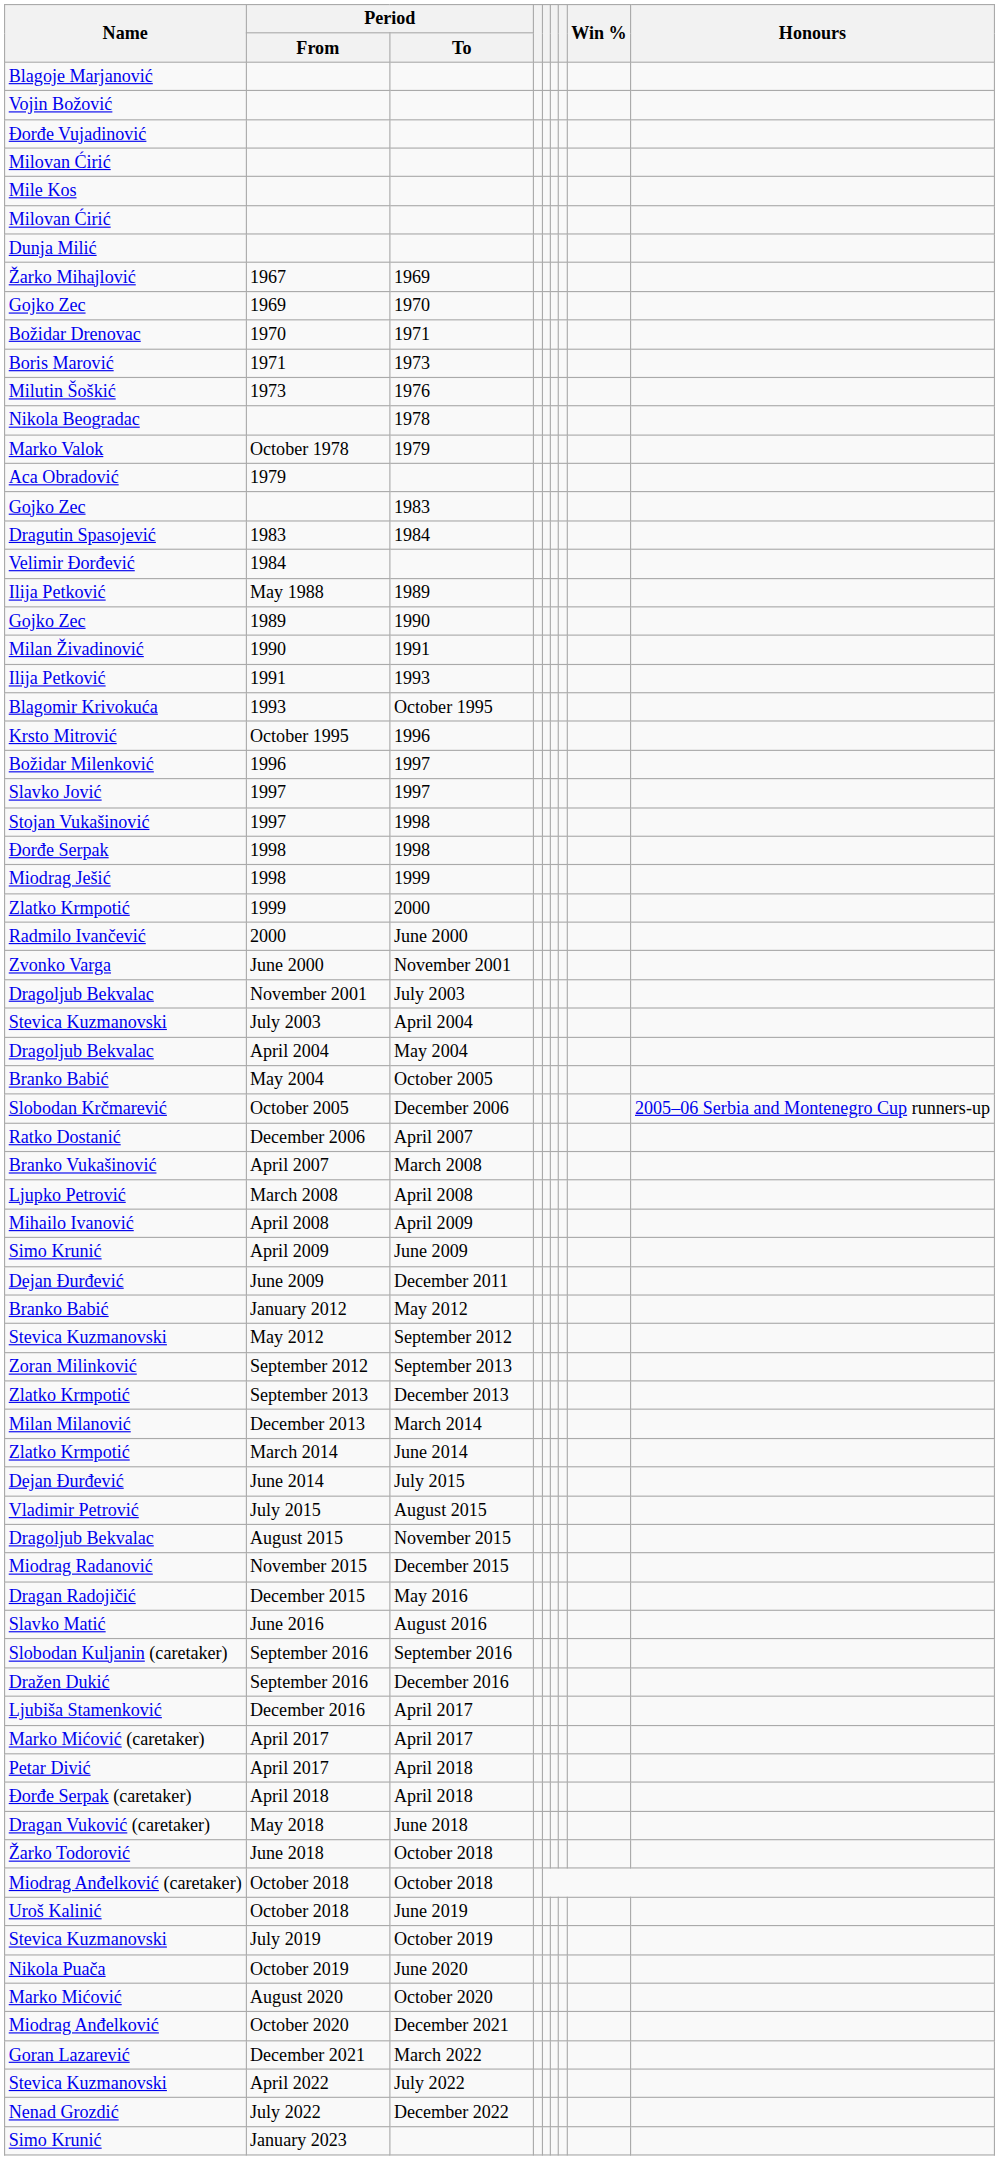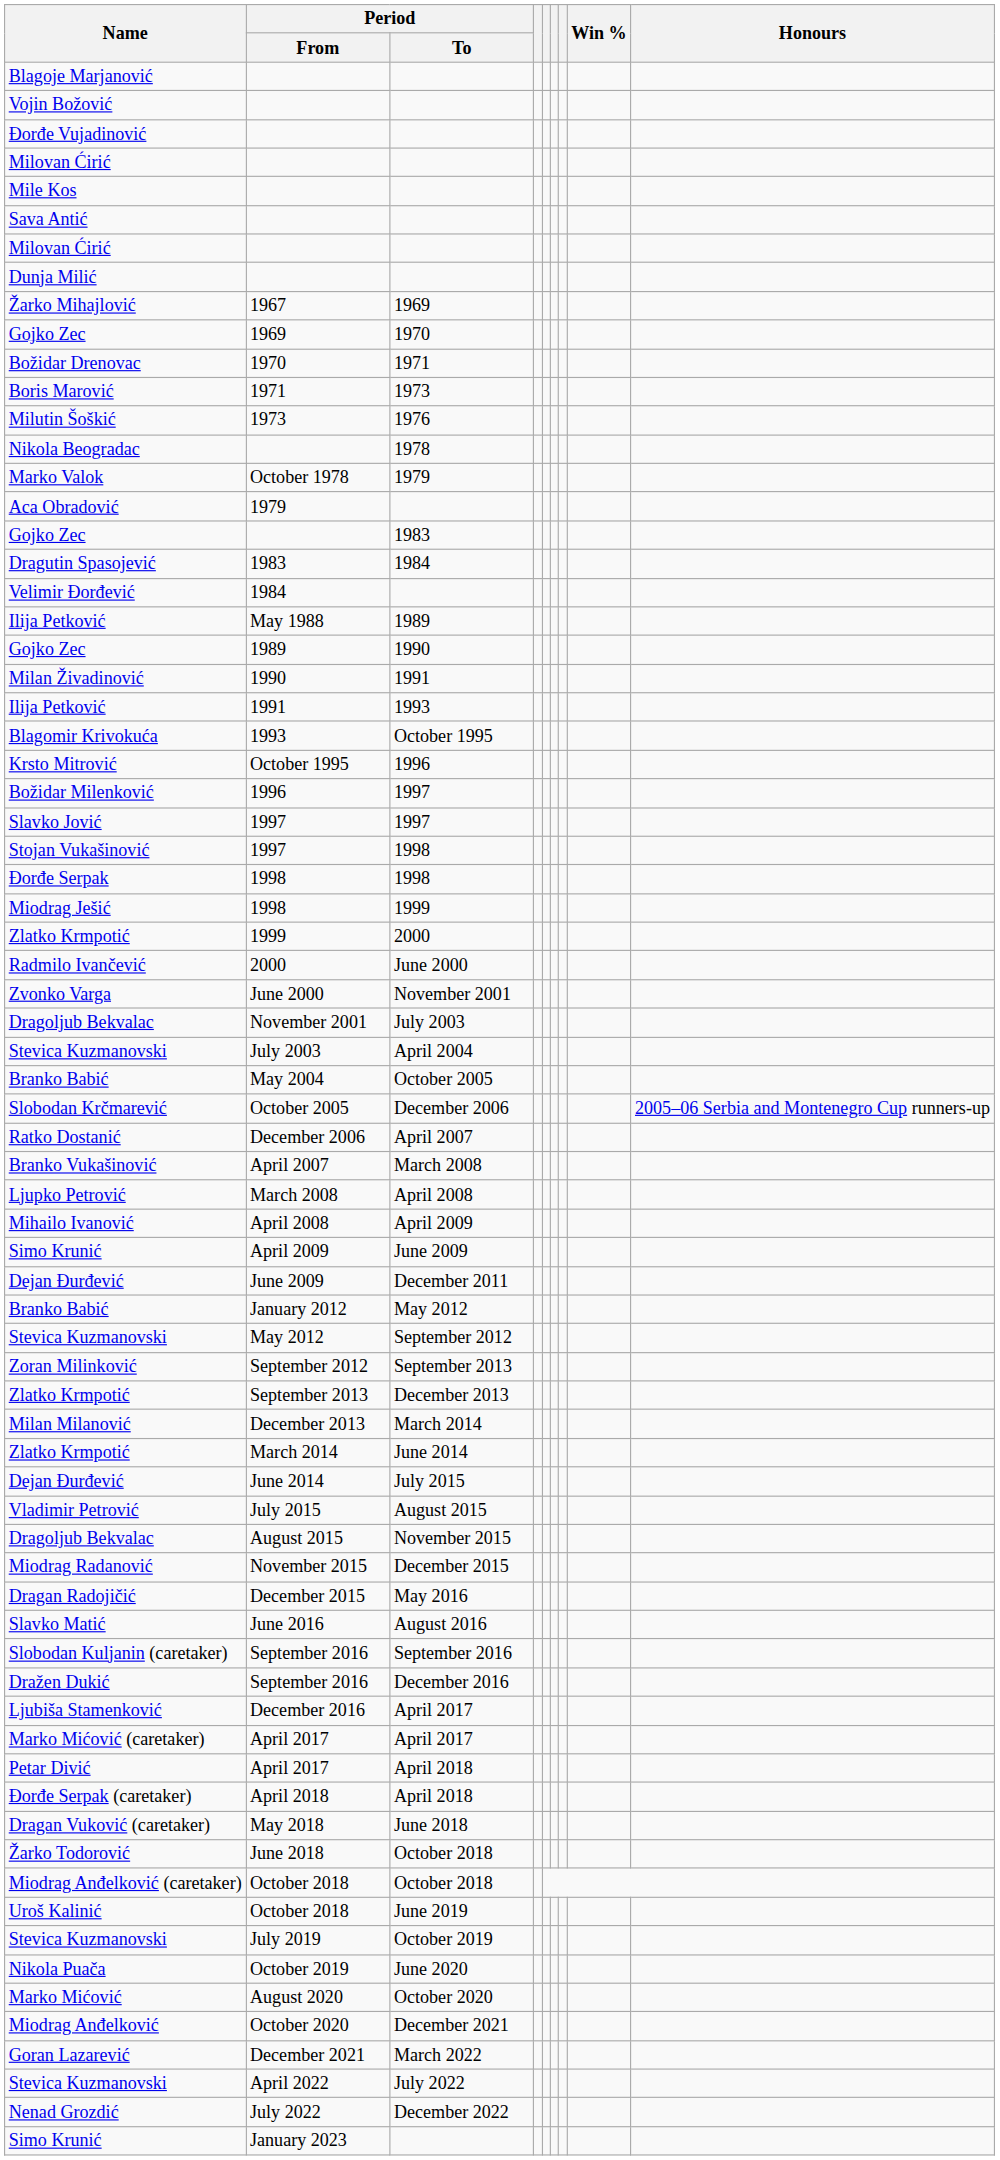+ row: (48, 219)
- row: (81, 1051)
